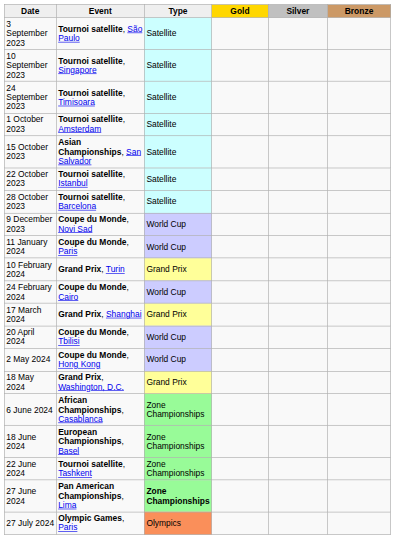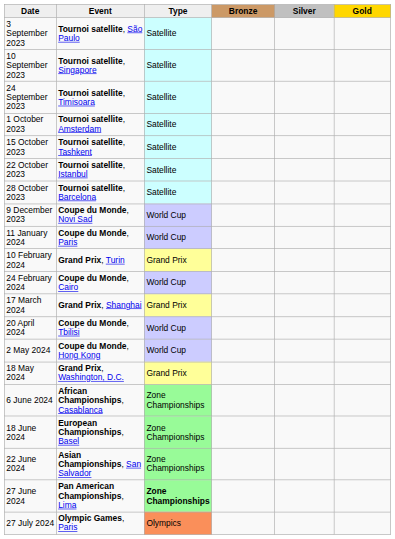columns swapped: (240, 11) <-> (359, 11)
(100, 151) Asian Championships, San Salvador -> (92, 147) Tournoi satellite, Tashkent
(92, 468) Tournoi satellite, Tashkent -> (100, 464) Asian Championships, San Salvador
